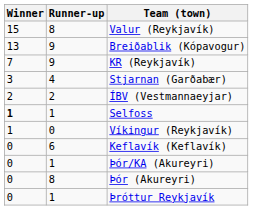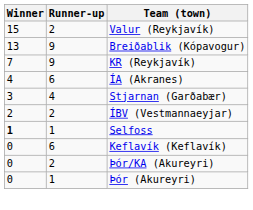(52, 30) 8 -> (52, 30) 2
+ row: (146, 80)
- row: (171, 130)
(52, 163) 1 -> (52, 163) 2
(52, 180) 8 -> (52, 180) 1
- row: (162, 197)
